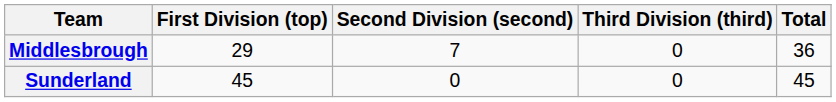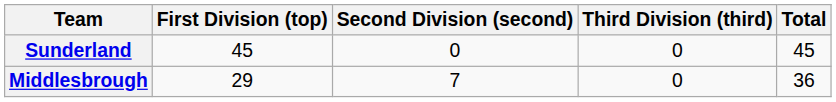rows swapped: (78, 81) <-> (78, 50)
